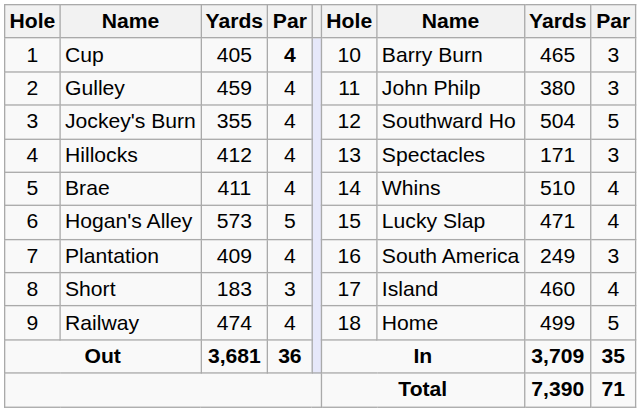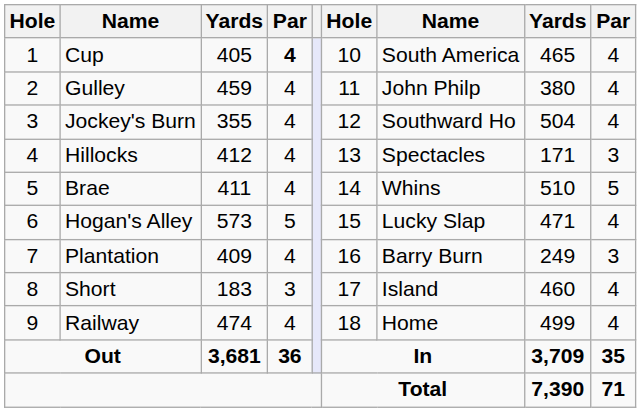(432, 54) Barry Burn -> (451, 54) South America
(613, 54) 3 -> (613, 54) 4
(613, 88) 3 -> (613, 88) 4
(613, 121) 5 -> (613, 121) 4
(613, 188) 4 -> (613, 188) 5
(451, 255) South America -> (432, 255) Barry Burn
(613, 322) 5 -> (613, 322) 4
